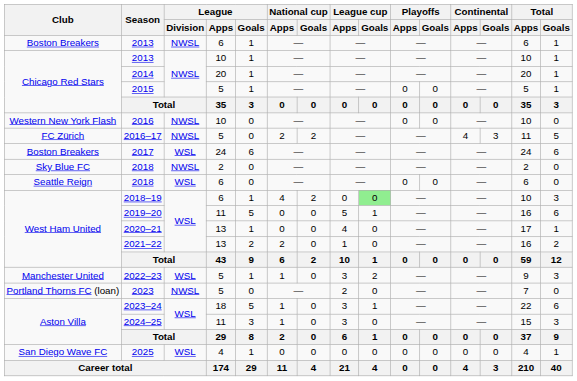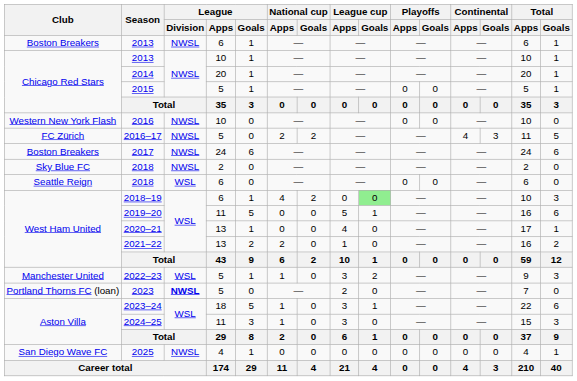(185, 151) WSL -> (185, 151) NWSL
(185, 290) normal -> (185, 290) bold
(185, 352) WSL -> (185, 352) NWSL
